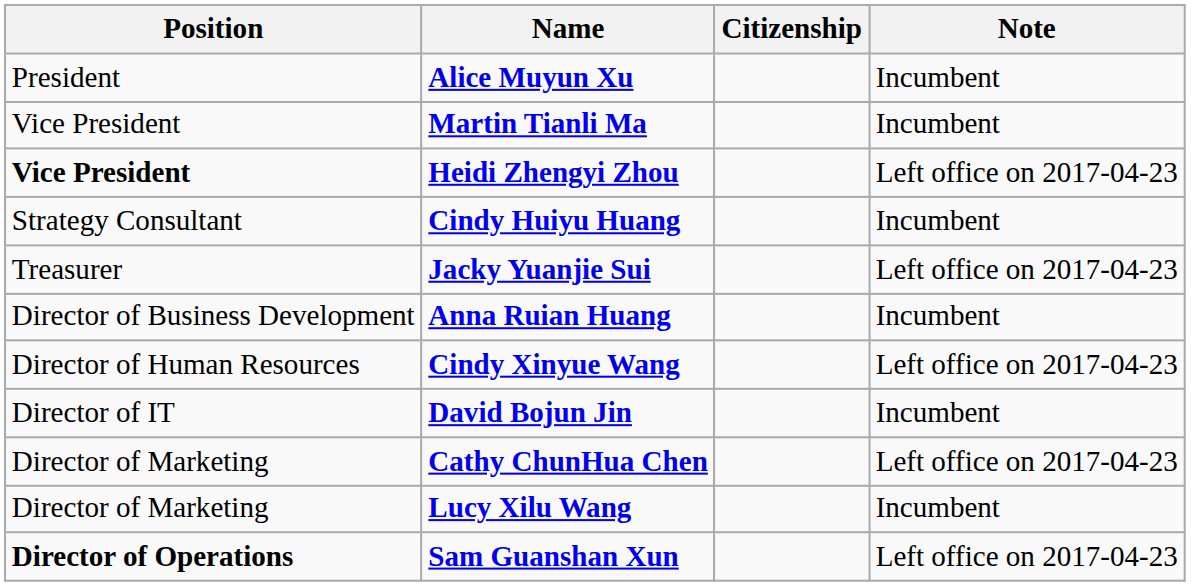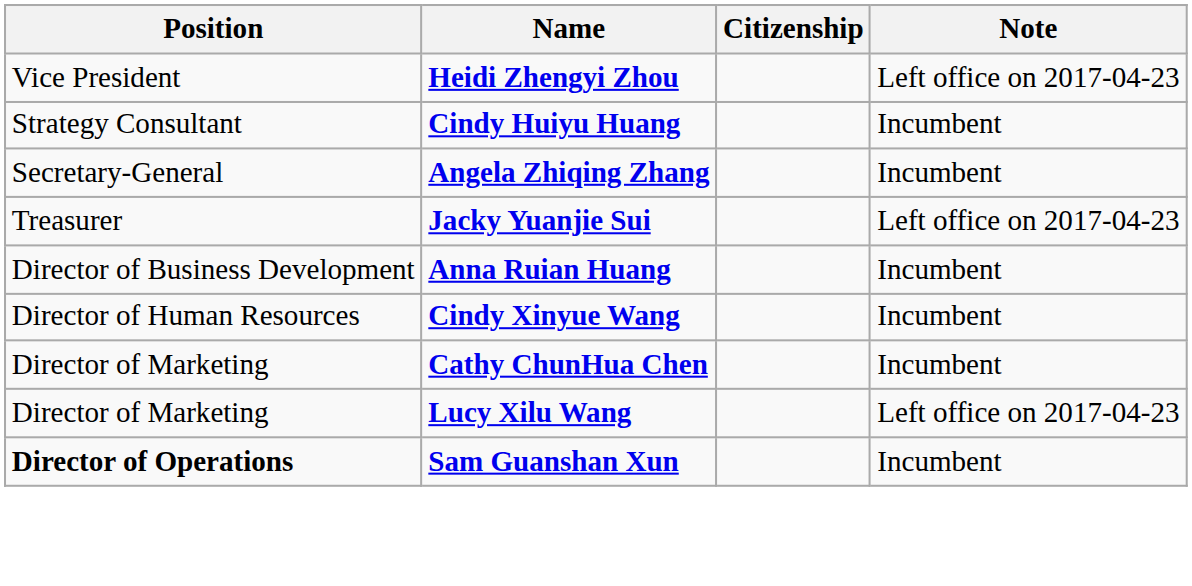- row: (531, 76)
- row: (538, 124)
(101, 172) bold -> (96, 76) normal
+ row: (569, 172)
(1027, 364) Left office on 2017-04-23 -> (939, 316) Incumbent
- row: (530, 412)
(1027, 460) Left office on 2017-04-23 -> (939, 364) Incumbent
(938, 508) Incumbent -> (1028, 412) Left office on 2017-04-23
(1027, 556) Left office on 2017-04-23 -> (939, 460) Incumbent
